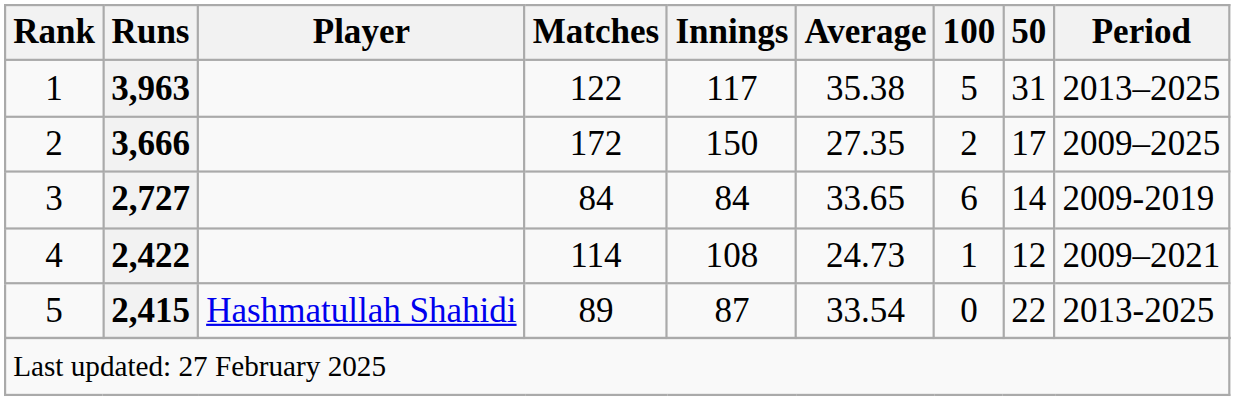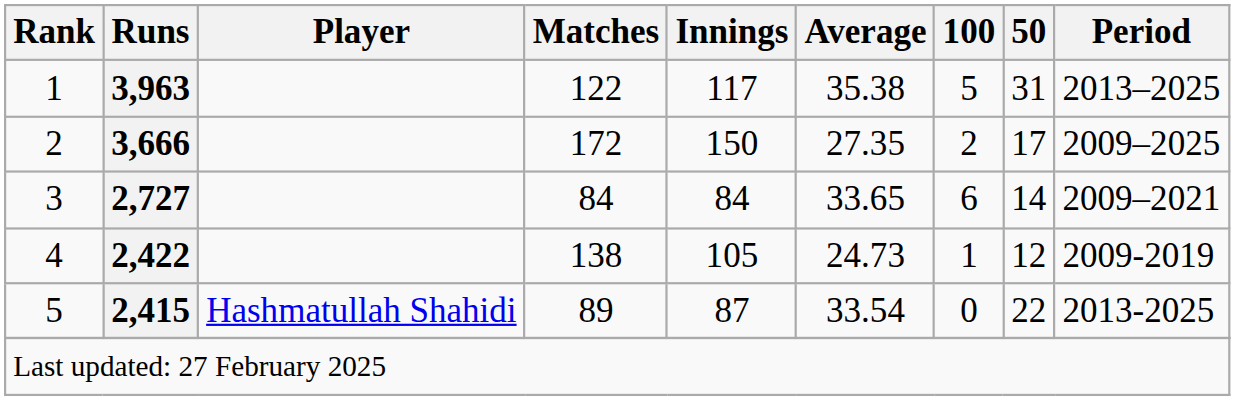(1138, 198) 2009-2019 -> (1141, 198) 2009–2021
(596, 254) 114 -> (596, 254) 138
(732, 254) 108 -> (732, 254) 105
(1141, 254) 2009–2021 -> (1138, 254) 2009-2019
